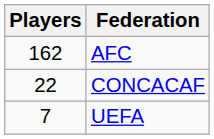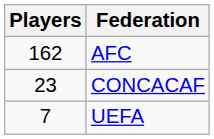(45, 85) 22 -> (45, 85) 23
